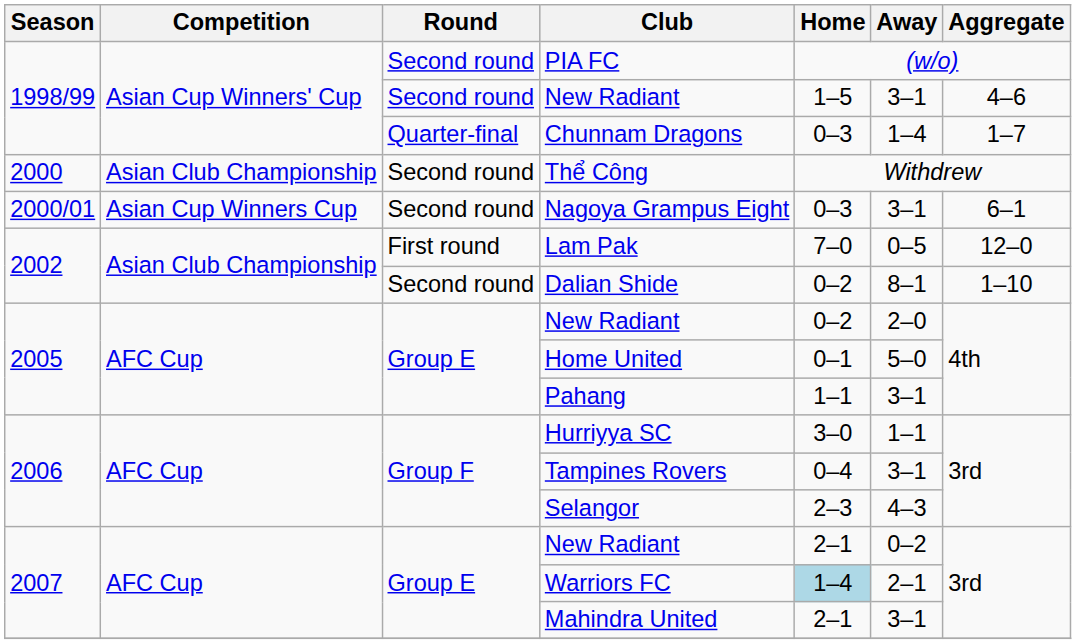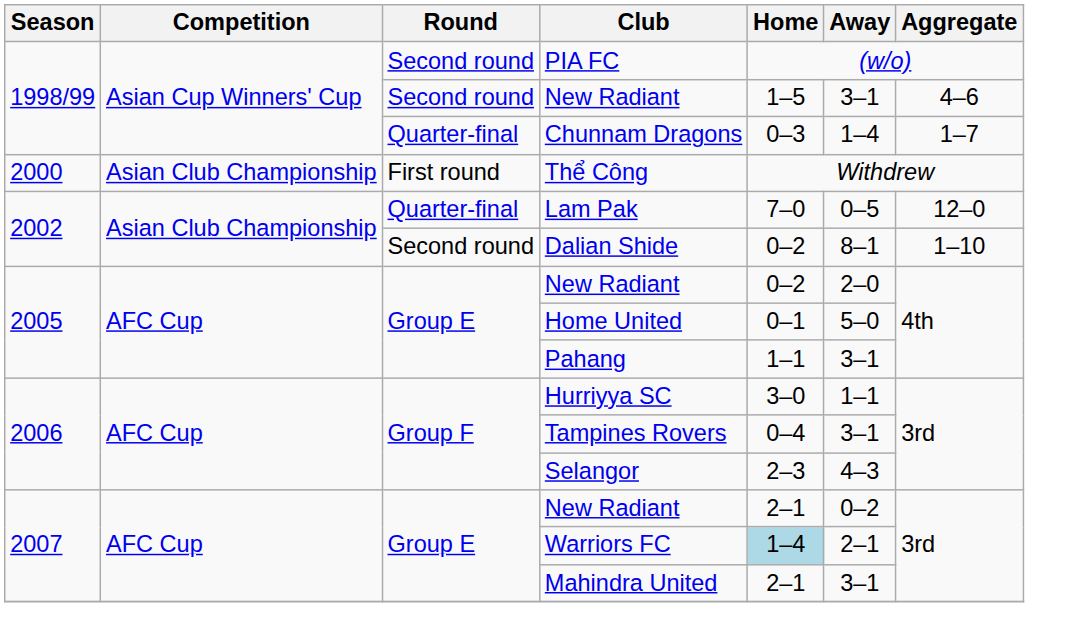(461, 172) Second round -> (444, 172) First round
- row: (53, 209)
(444, 246) First round -> (453, 209) Quarter-final
